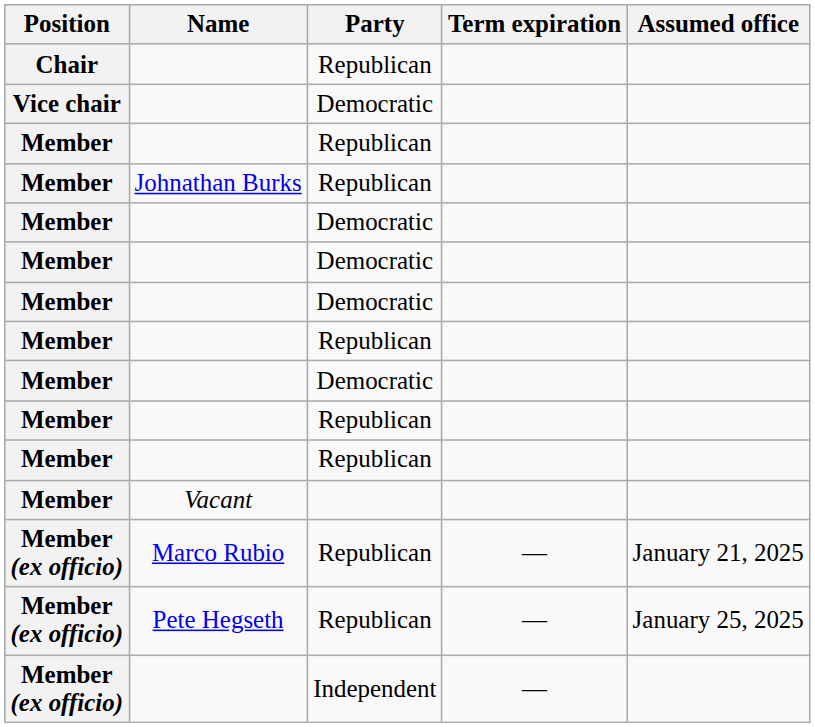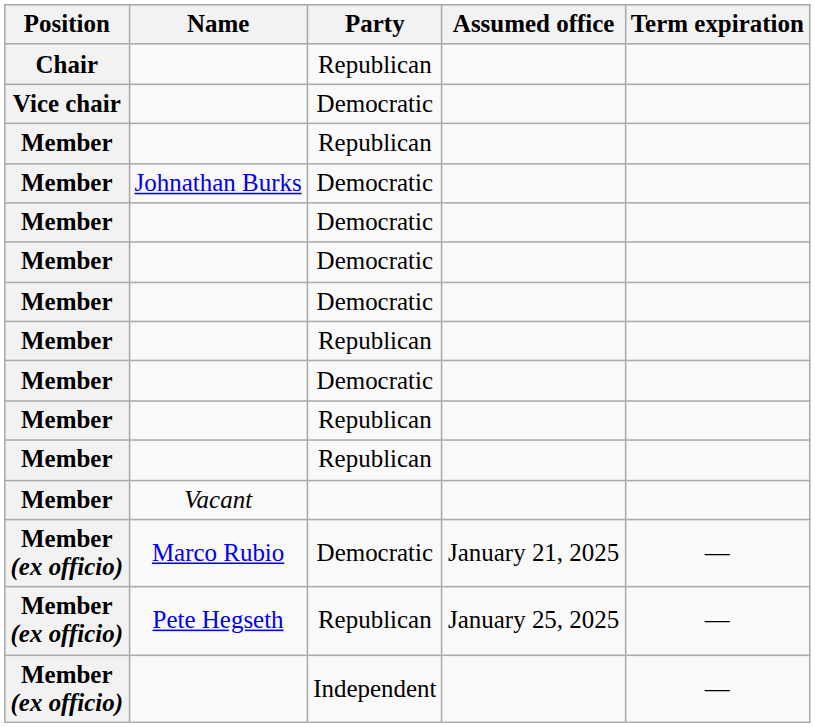columns swapped: (718, 24) <-> (535, 24)
(375, 182) Republican -> (375, 182) Democratic
(375, 552) Republican -> (375, 552) Democratic
